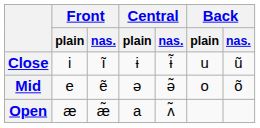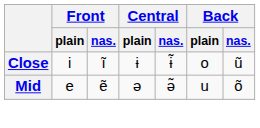(205, 63) u -> (205, 63) o
(205, 87) o -> (205, 87) u
- row: (28, 110)
